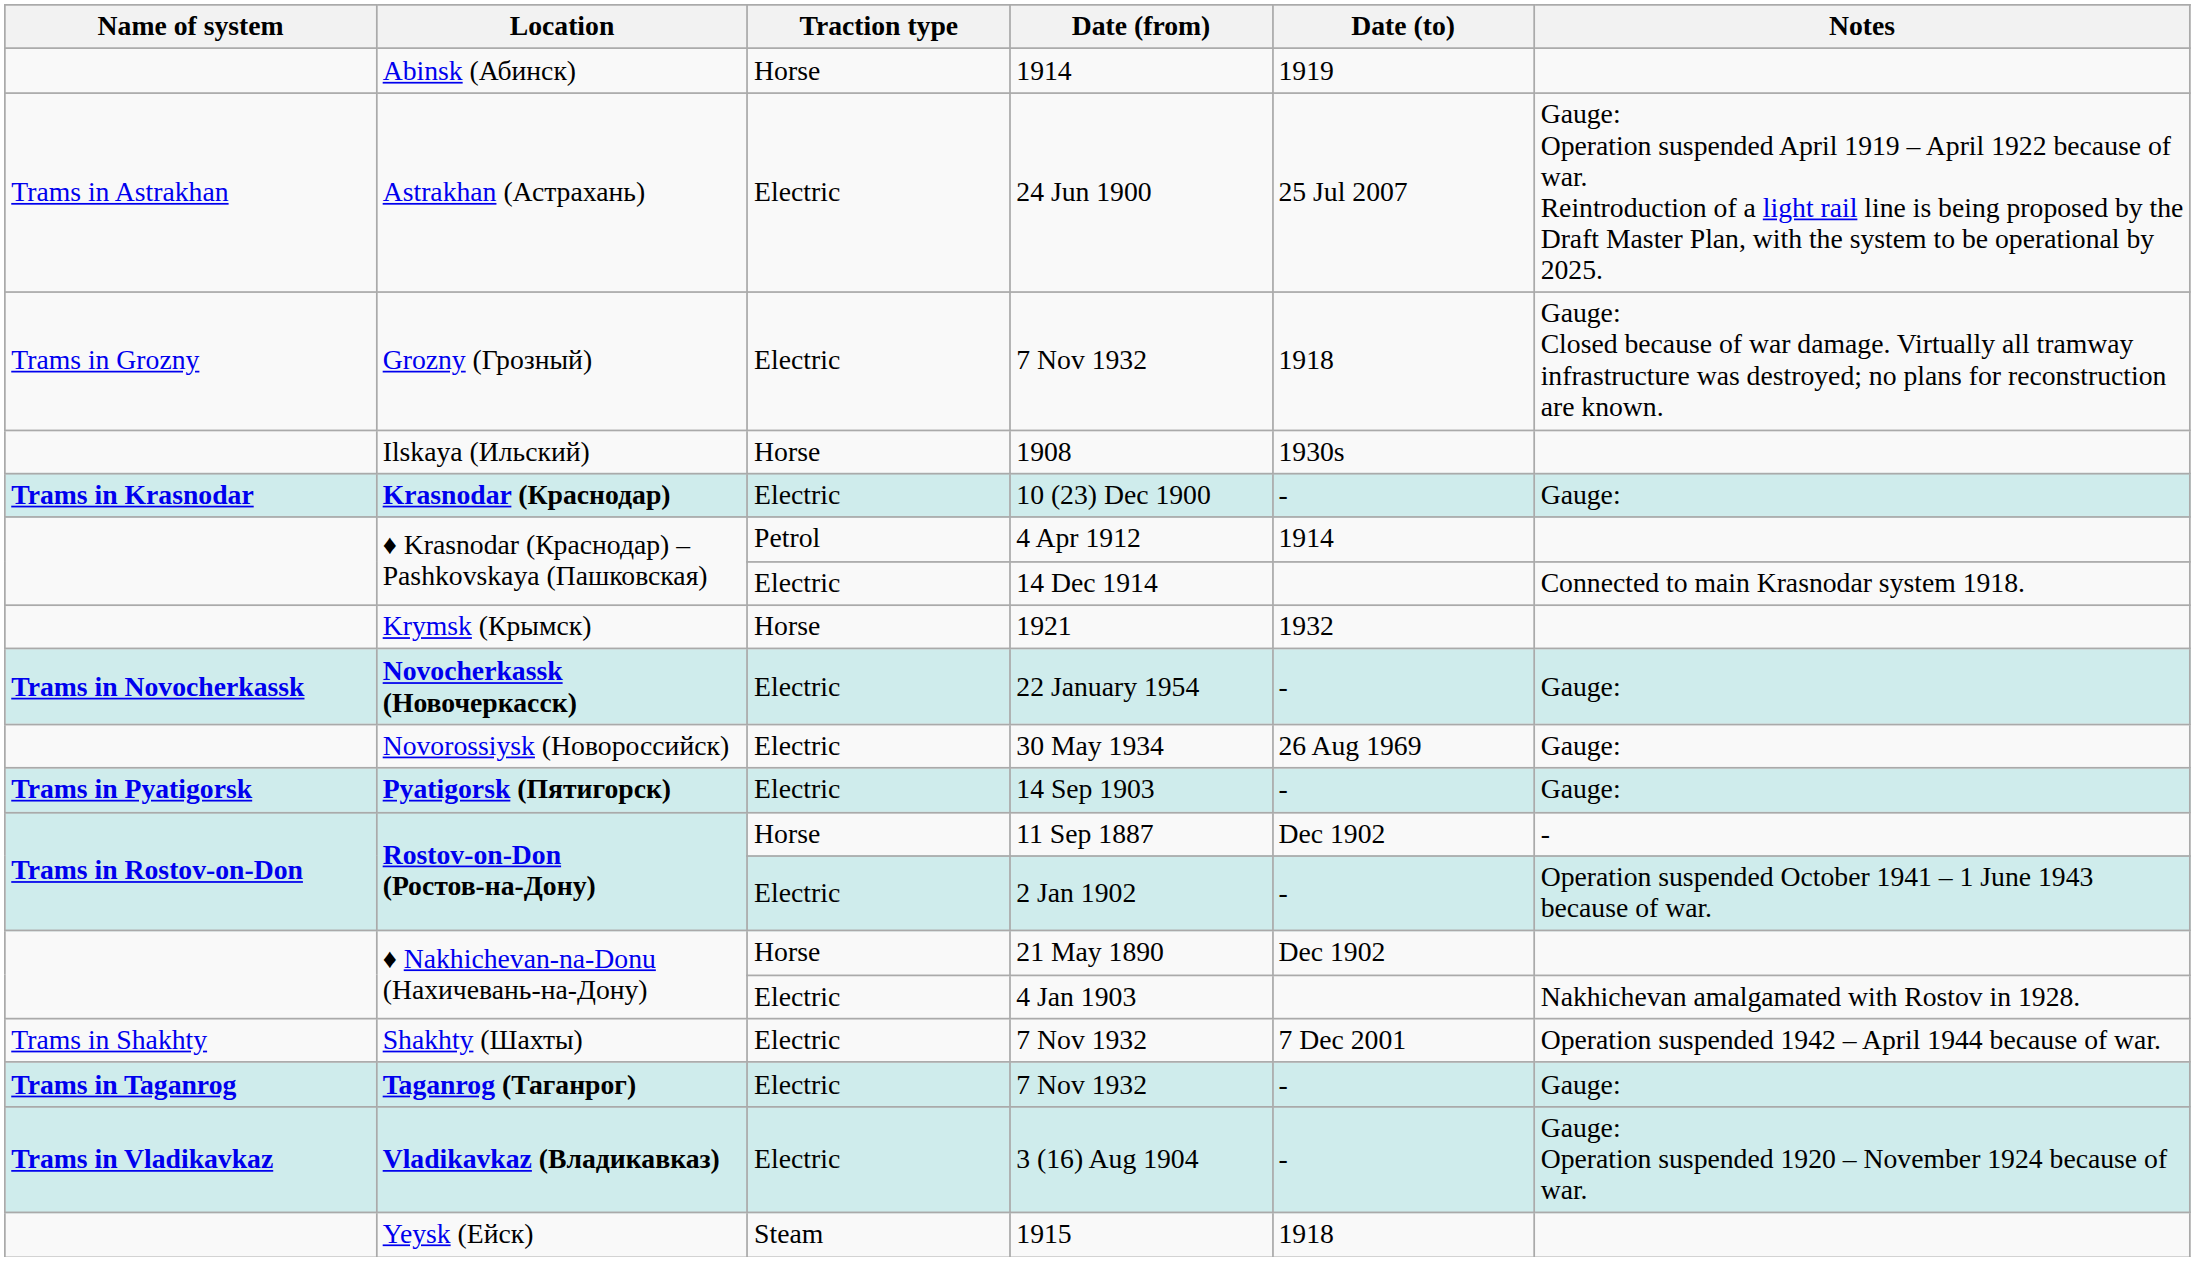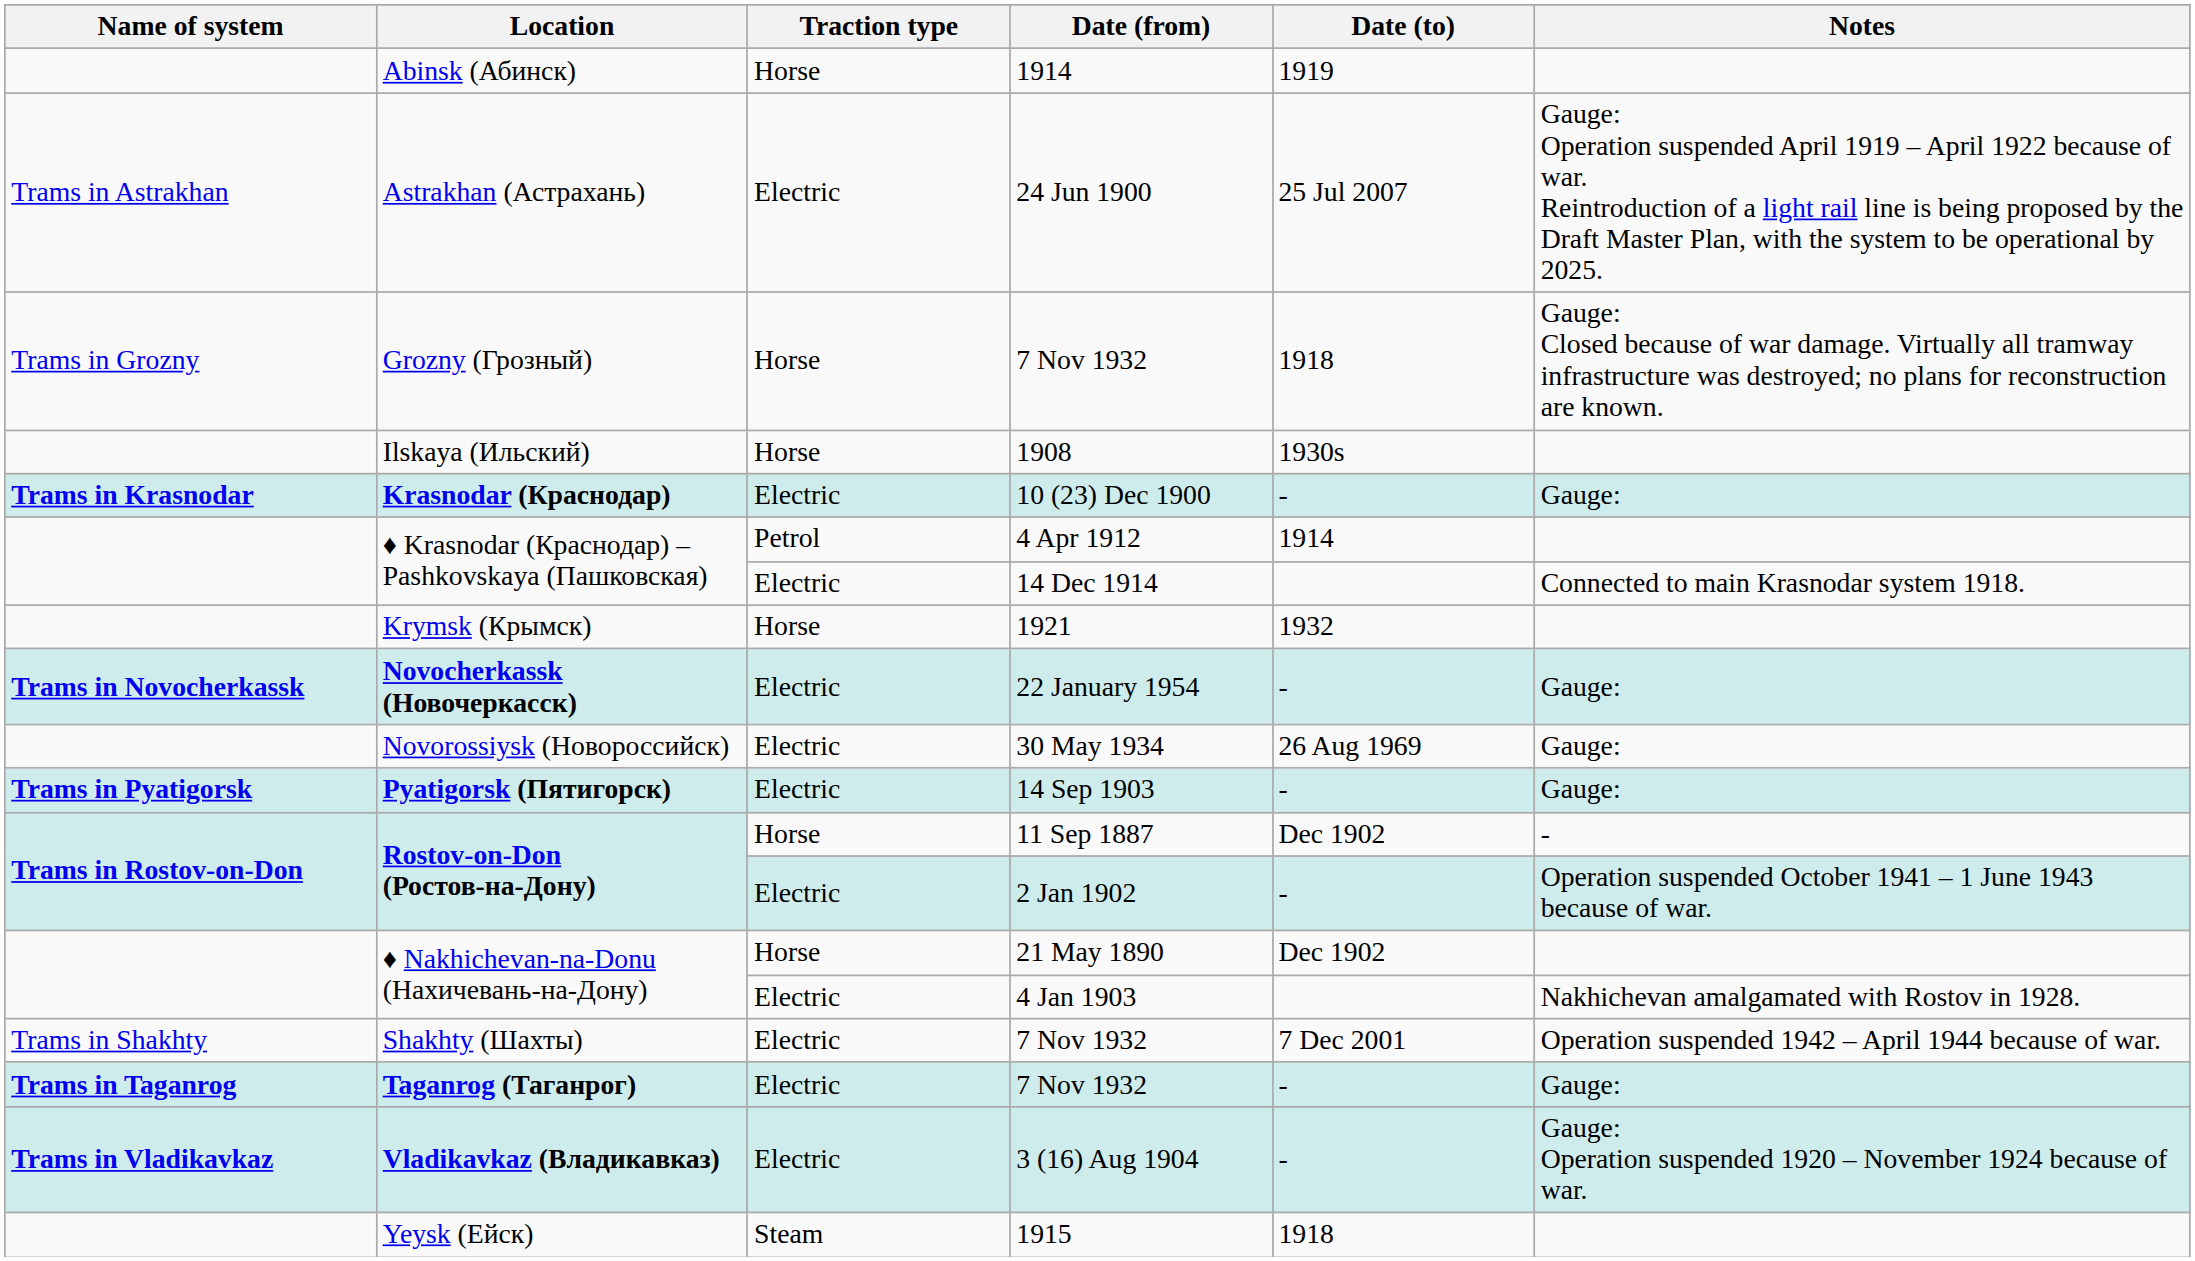(797, 360) Electric -> (787, 360) Horse
